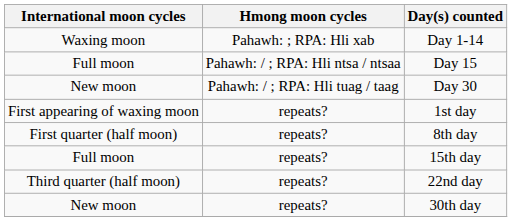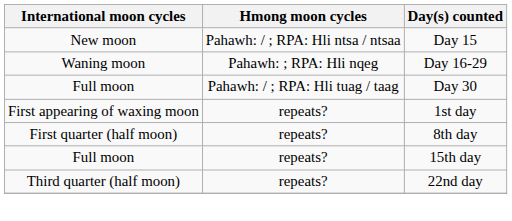- row: (455, 39)
(103, 63) Full moon -> (103, 39) New moon
+ row: (455, 63)
(103, 87) New moon -> (103, 87) Full moon
- row: (455, 205)
